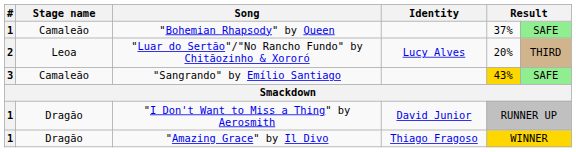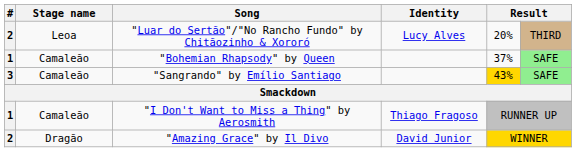rows swapped: (247, 30) <-> (247, 53)
(64, 116) Dragão -> (64, 116) Camaleão
(434, 116) David Junior -> (434, 116) Thiago Fragoso
(10, 139) 1 -> (10, 139) 2
(434, 139) Thiago Fragoso -> (434, 139) David Junior
